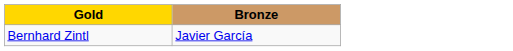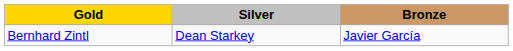+ column: (256, 14)
